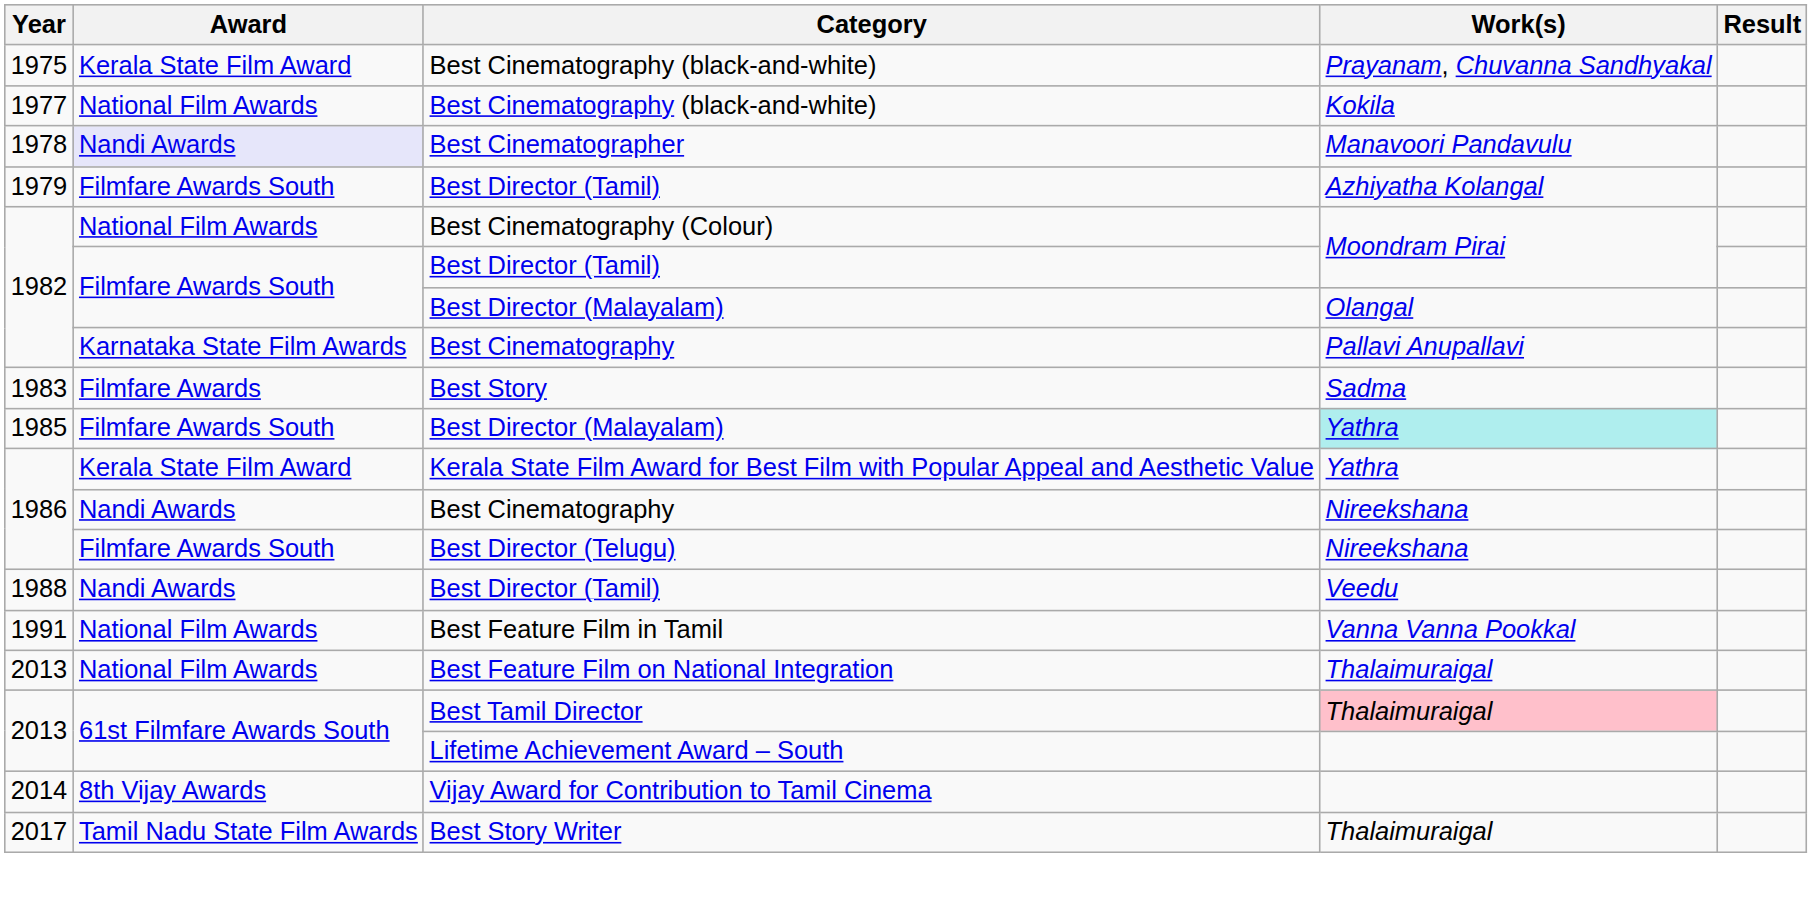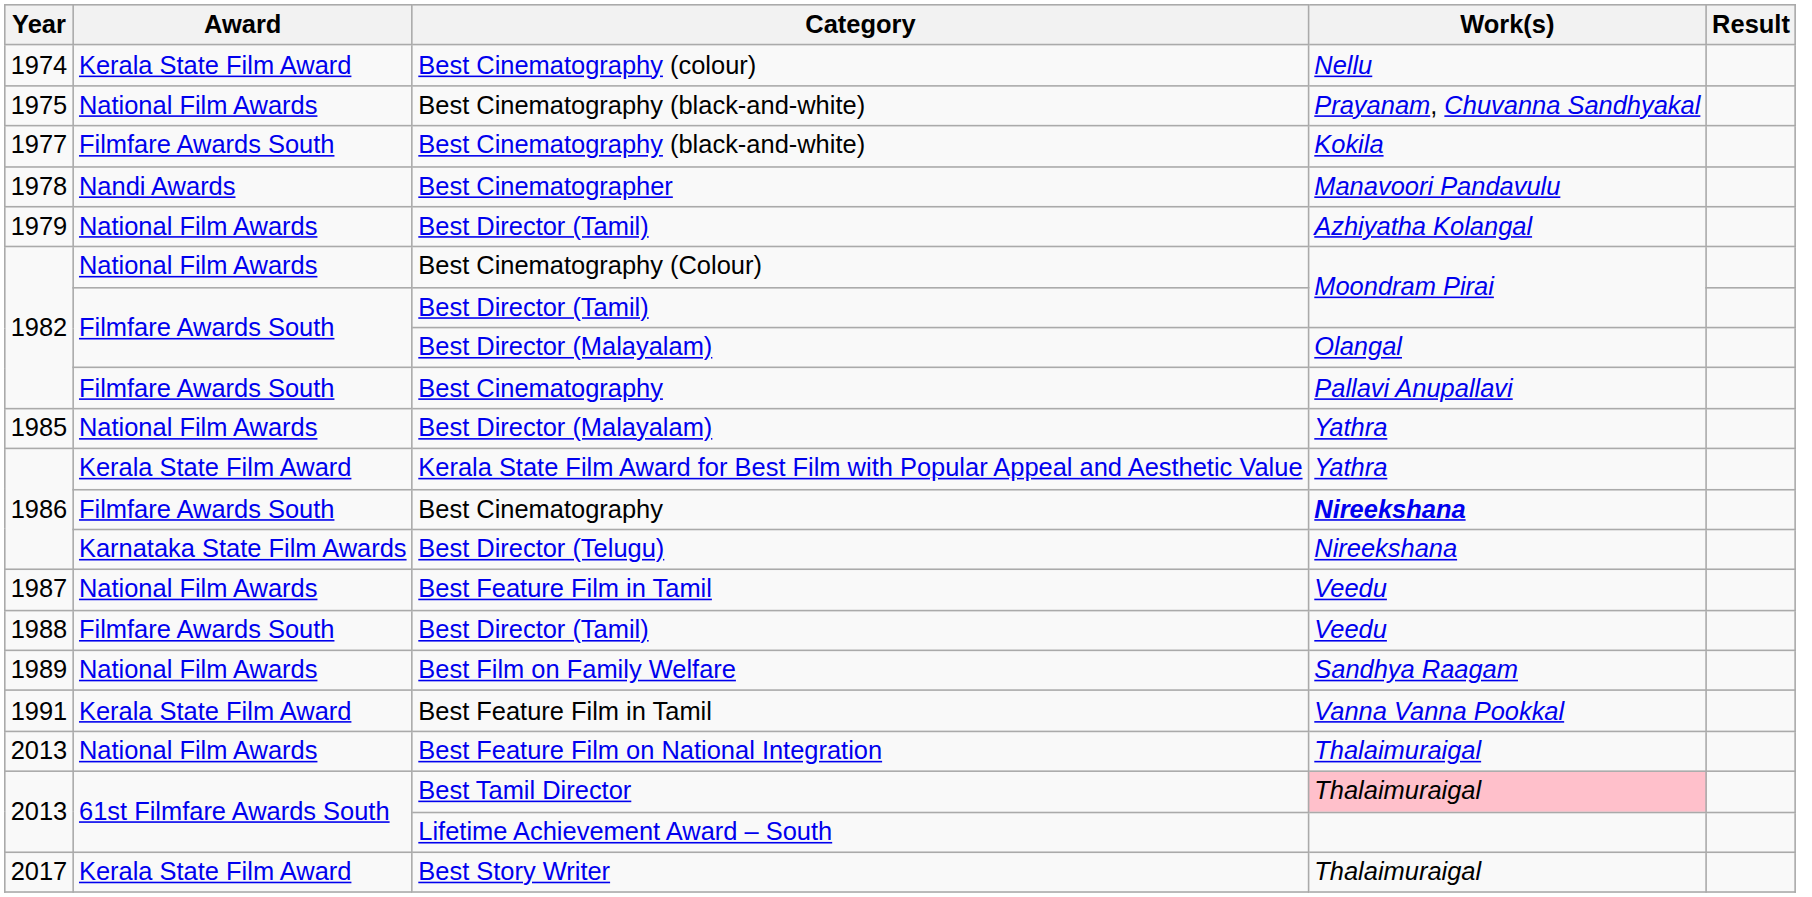+ row: (39, 65)
(215, 65) Kerala State Film Award -> (198, 105) National Film Awards
(198, 105) National Film Awards -> (207, 145) Filmfare Awards South
(157, 145) lavender background -> (157, 186) no background
(207, 186) Filmfare Awards South -> (198, 226) National Film Awards
(243, 347) Karnataka State Film Awards -> (207, 387) Filmfare Awards South
- row: (39, 387)
(207, 428) Filmfare Awards South -> (198, 428) National Film Awards
(1362, 428) paleturquoise background -> (1351, 428) no background
(157, 508) Nandi Awards -> (207, 508) Filmfare Awards South
(1397, 508) normal -> (1390, 508) bold
(207, 549) Filmfare Awards South -> (243, 549) Karnataka State Film Awards
+ row: (39, 589)
(157, 589) Nandi Awards -> (207, 629) Filmfare Awards South
+ row: (39, 670)
(198, 629) National Film Awards -> (215, 710) Kerala State Film Award
- row: (39, 791)
(248, 831) Tamil Nadu State Film Awards -> (215, 871) Kerala State Film Award
